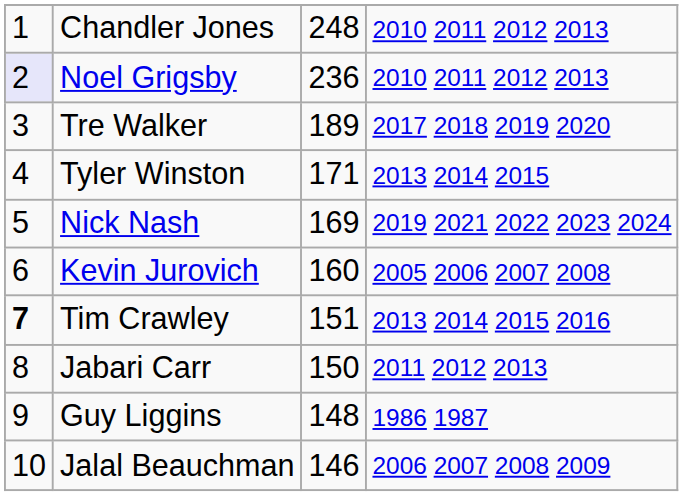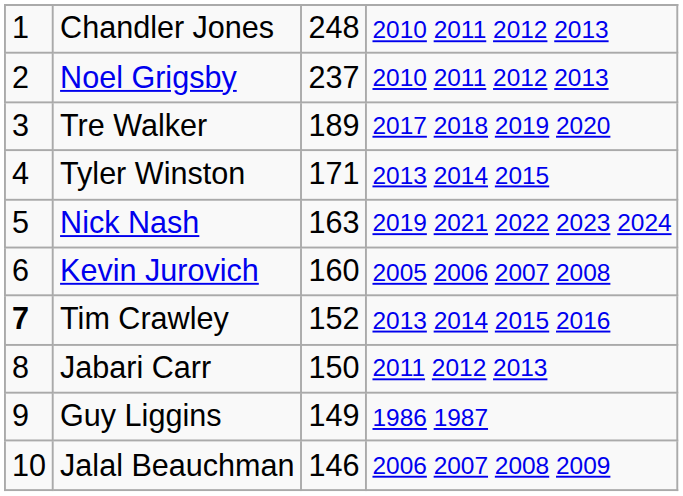(21, 77) lavender background -> (21, 77) no background
(334, 77) 236 -> (334, 77) 237
(334, 222) 169 -> (334, 222) 163
(334, 319) 151 -> (334, 319) 152
(334, 416) 148 -> (334, 416) 149
